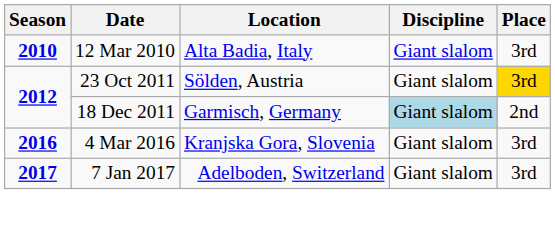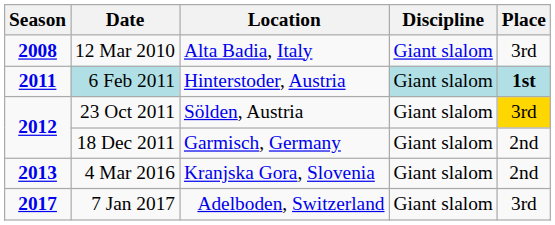(38, 50) 2010 -> (38, 50) 2008
+ row: (132, 81)
(443, 111) lightblue background -> (443, 142) no background
(38, 142) 2016 -> (38, 173) 2013
(524, 142) 3rd -> (524, 173) 2nd
